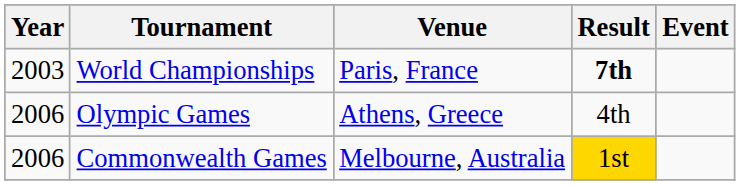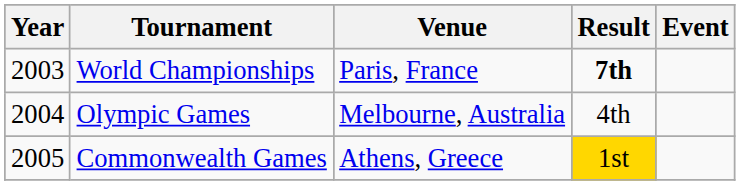(38, 114) 2006 -> (38, 114) 2004
(421, 114) Athens, Greece -> (452, 114) Melbourne, Australia
(38, 158) 2006 -> (38, 158) 2005
(452, 158) Melbourne, Australia -> (421, 158) Athens, Greece
